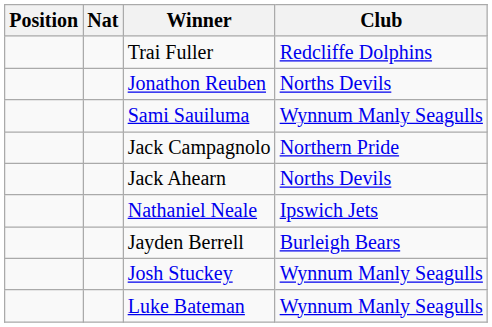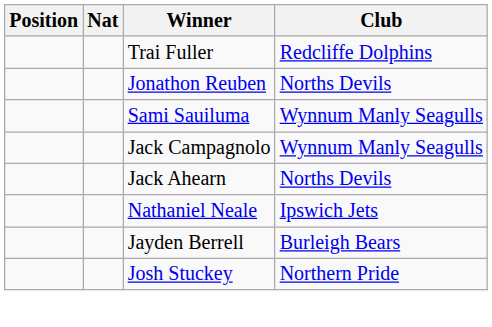(339, 147) Northern Pride -> (381, 147) Wynnum Manly Seagulls
(381, 274) Wynnum Manly Seagulls -> (339, 274) Northern Pride
- row: (186, 305)
